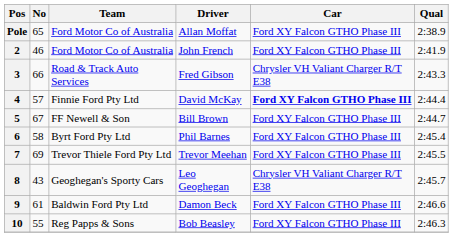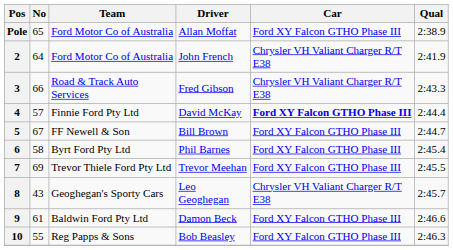(38, 50) 46 -> (38, 56) 64
(327, 50) Ford XY Falcon GTHO Phase III -> (327, 56) Chrysler VH Valiant Charger R/T E38
